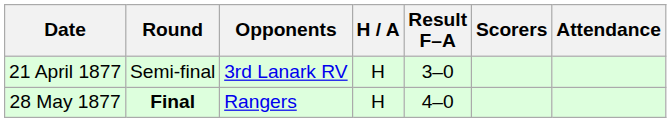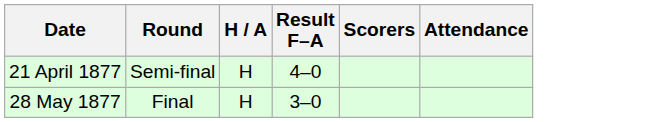- column: (286, 30)
(438, 71) 3–0 -> (305, 71) 4–0
(173, 102) bold -> (173, 102) normal
(438, 102) 4–0 -> (305, 102) 3–0
